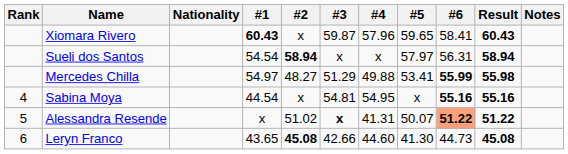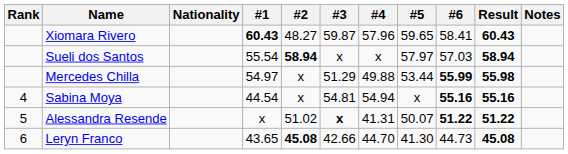(301, 36) x -> (301, 36) 48.27
(262, 56) 54.54 -> (262, 56) 55.54
(456, 56) 56.31 -> (456, 56) 57.03
(301, 77) 48.27 -> (301, 77) x
(417, 77) 53.41 -> (417, 77) 53.44
(378, 98) 54.95 -> (378, 98) 54.94
(456, 118) lightsalmon background -> (456, 118) no background
(378, 139) 44.60 -> (378, 139) 44.70
